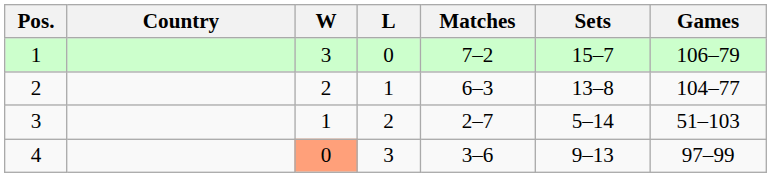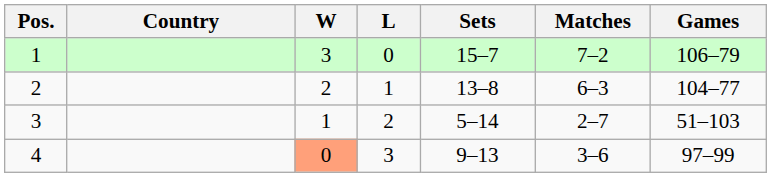columns swapped: (477, 21) <-> (593, 21)
